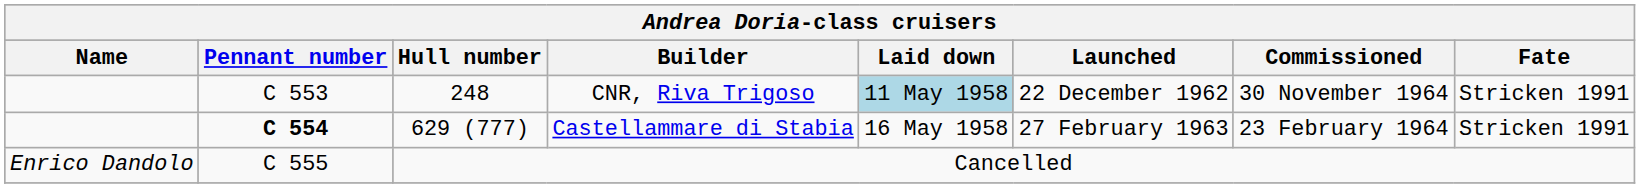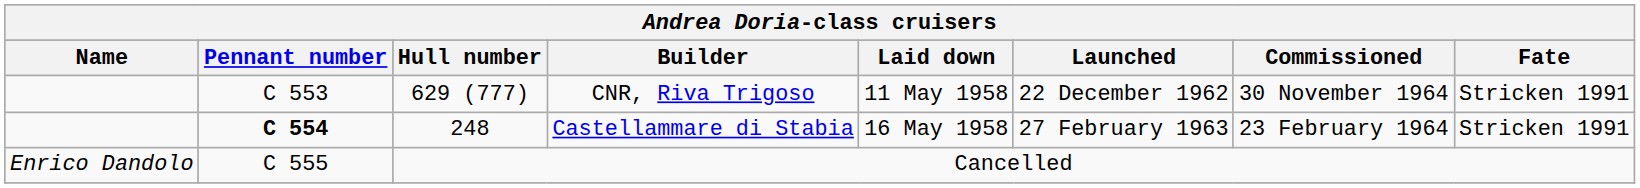(470, 94) 248 -> (470, 94) 629 (777)
(936, 94) lightblue background -> (936, 94) no background
(470, 129) 629 (777) -> (470, 129) 248
